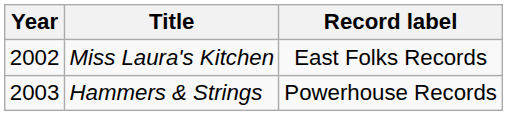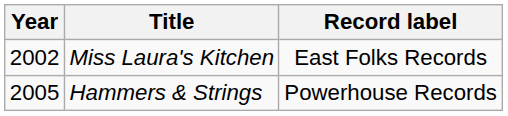(35, 92) 2003 -> (35, 92) 2005
